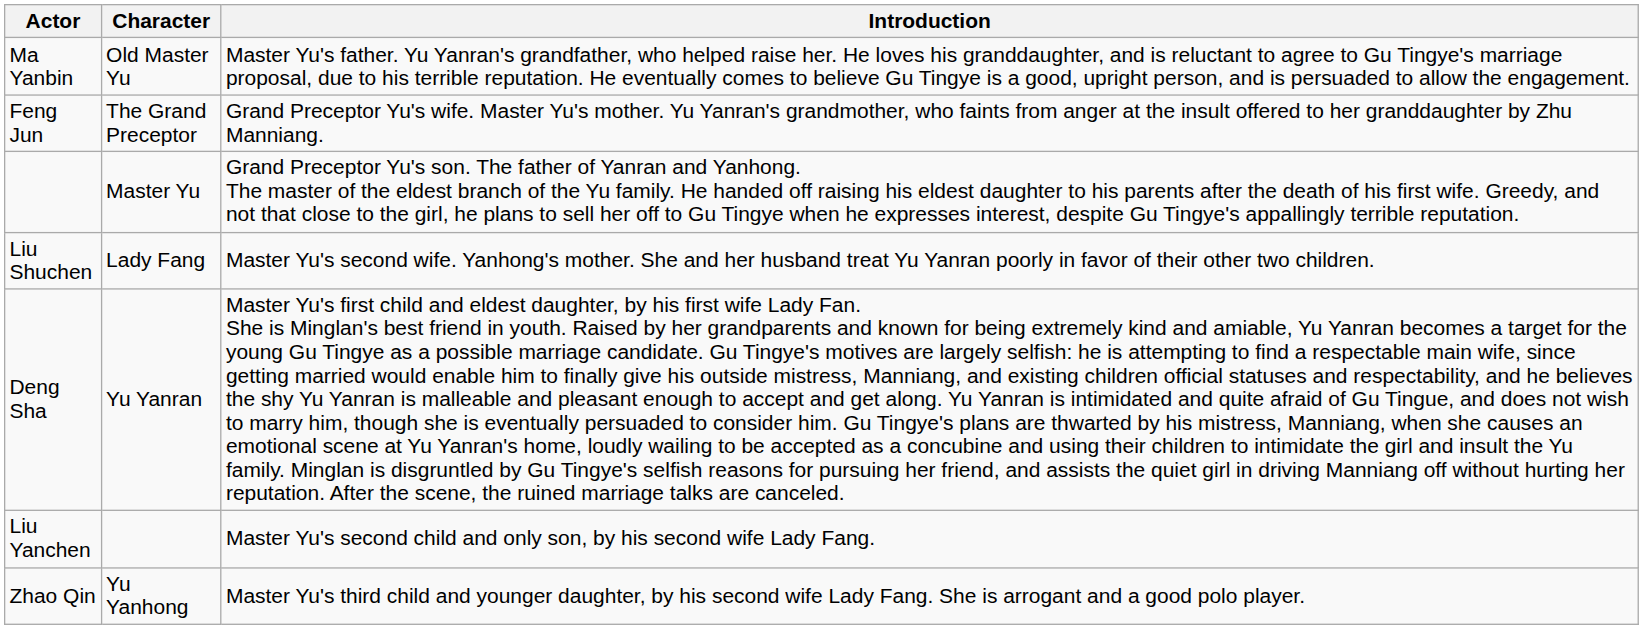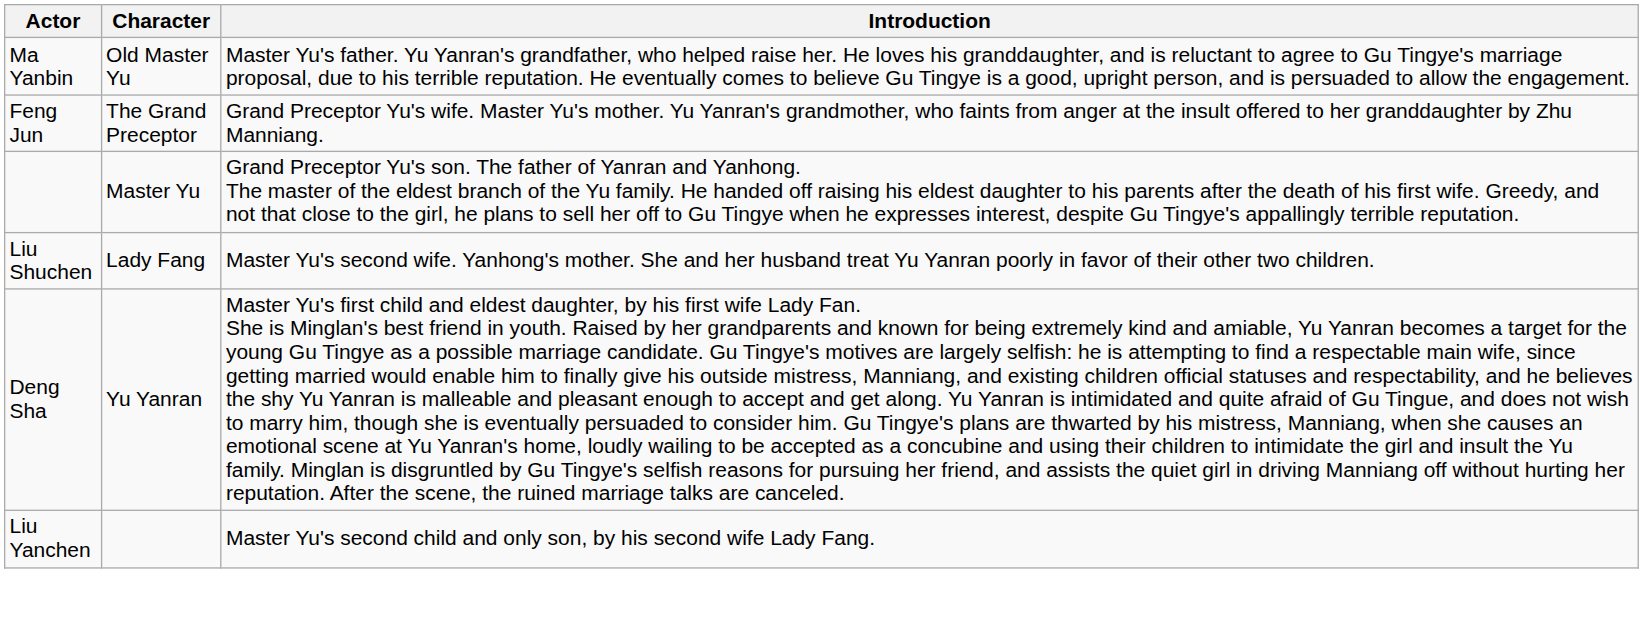- row: (53, 595)
